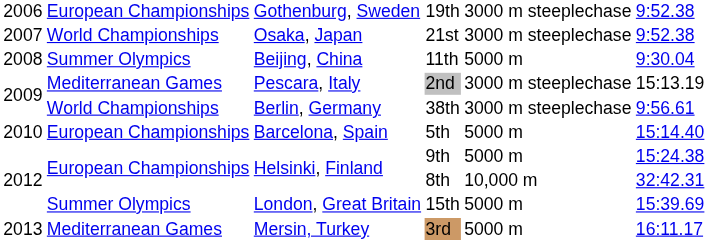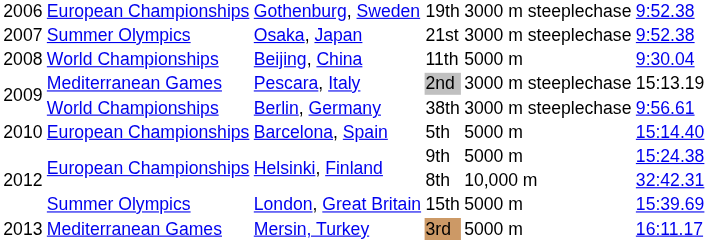(133, 35) World Championships -> (119, 35) Summer Olympics
(119, 59) Summer Olympics -> (133, 59) World Championships
